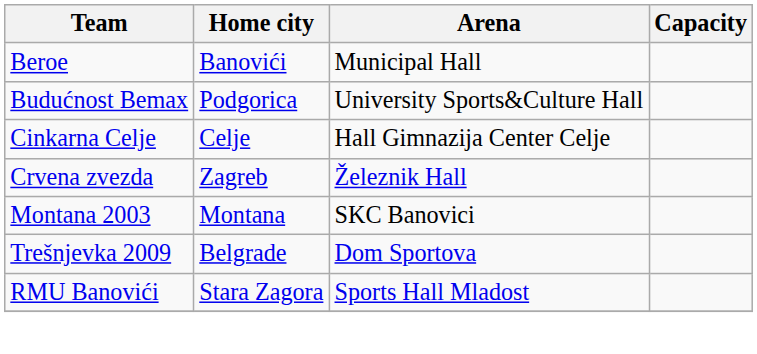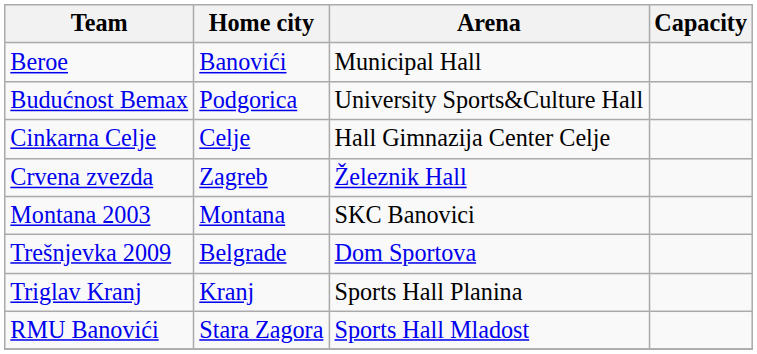+ row: (76, 291)
